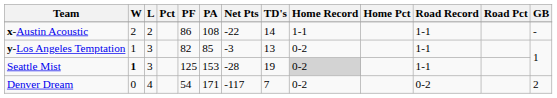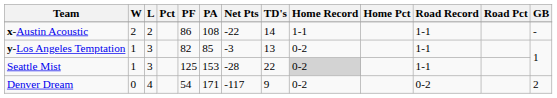(133, 66) bold -> (133, 66) normal
(269, 66) 19 -> (269, 66) 22
(267, 84) 7 -> (267, 84) 9
